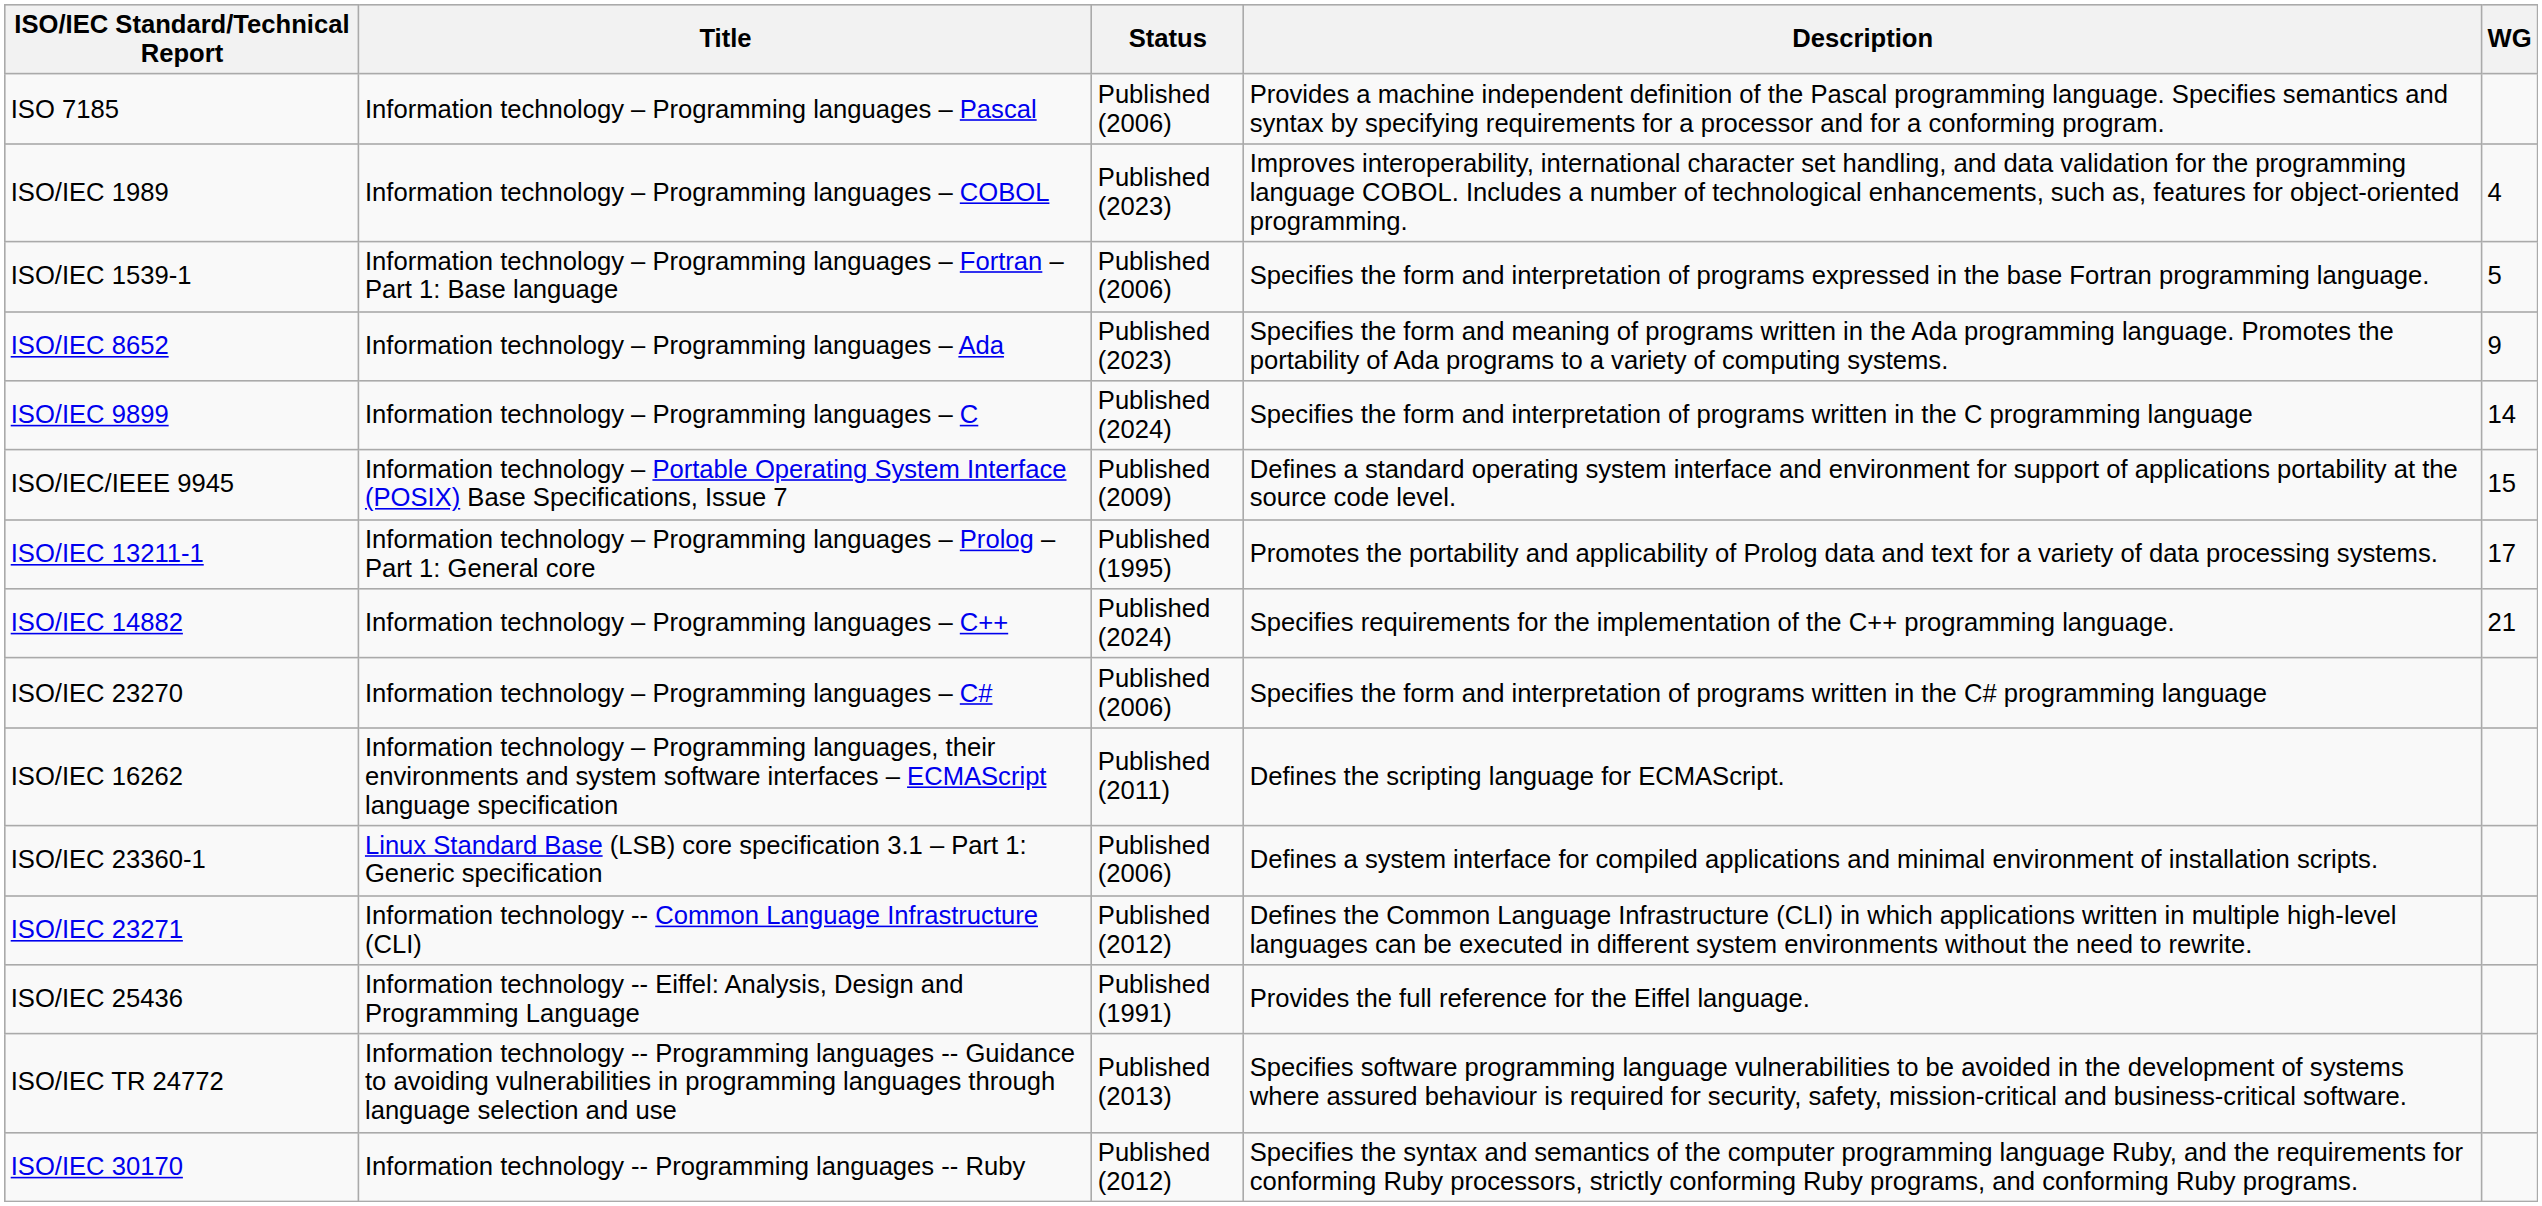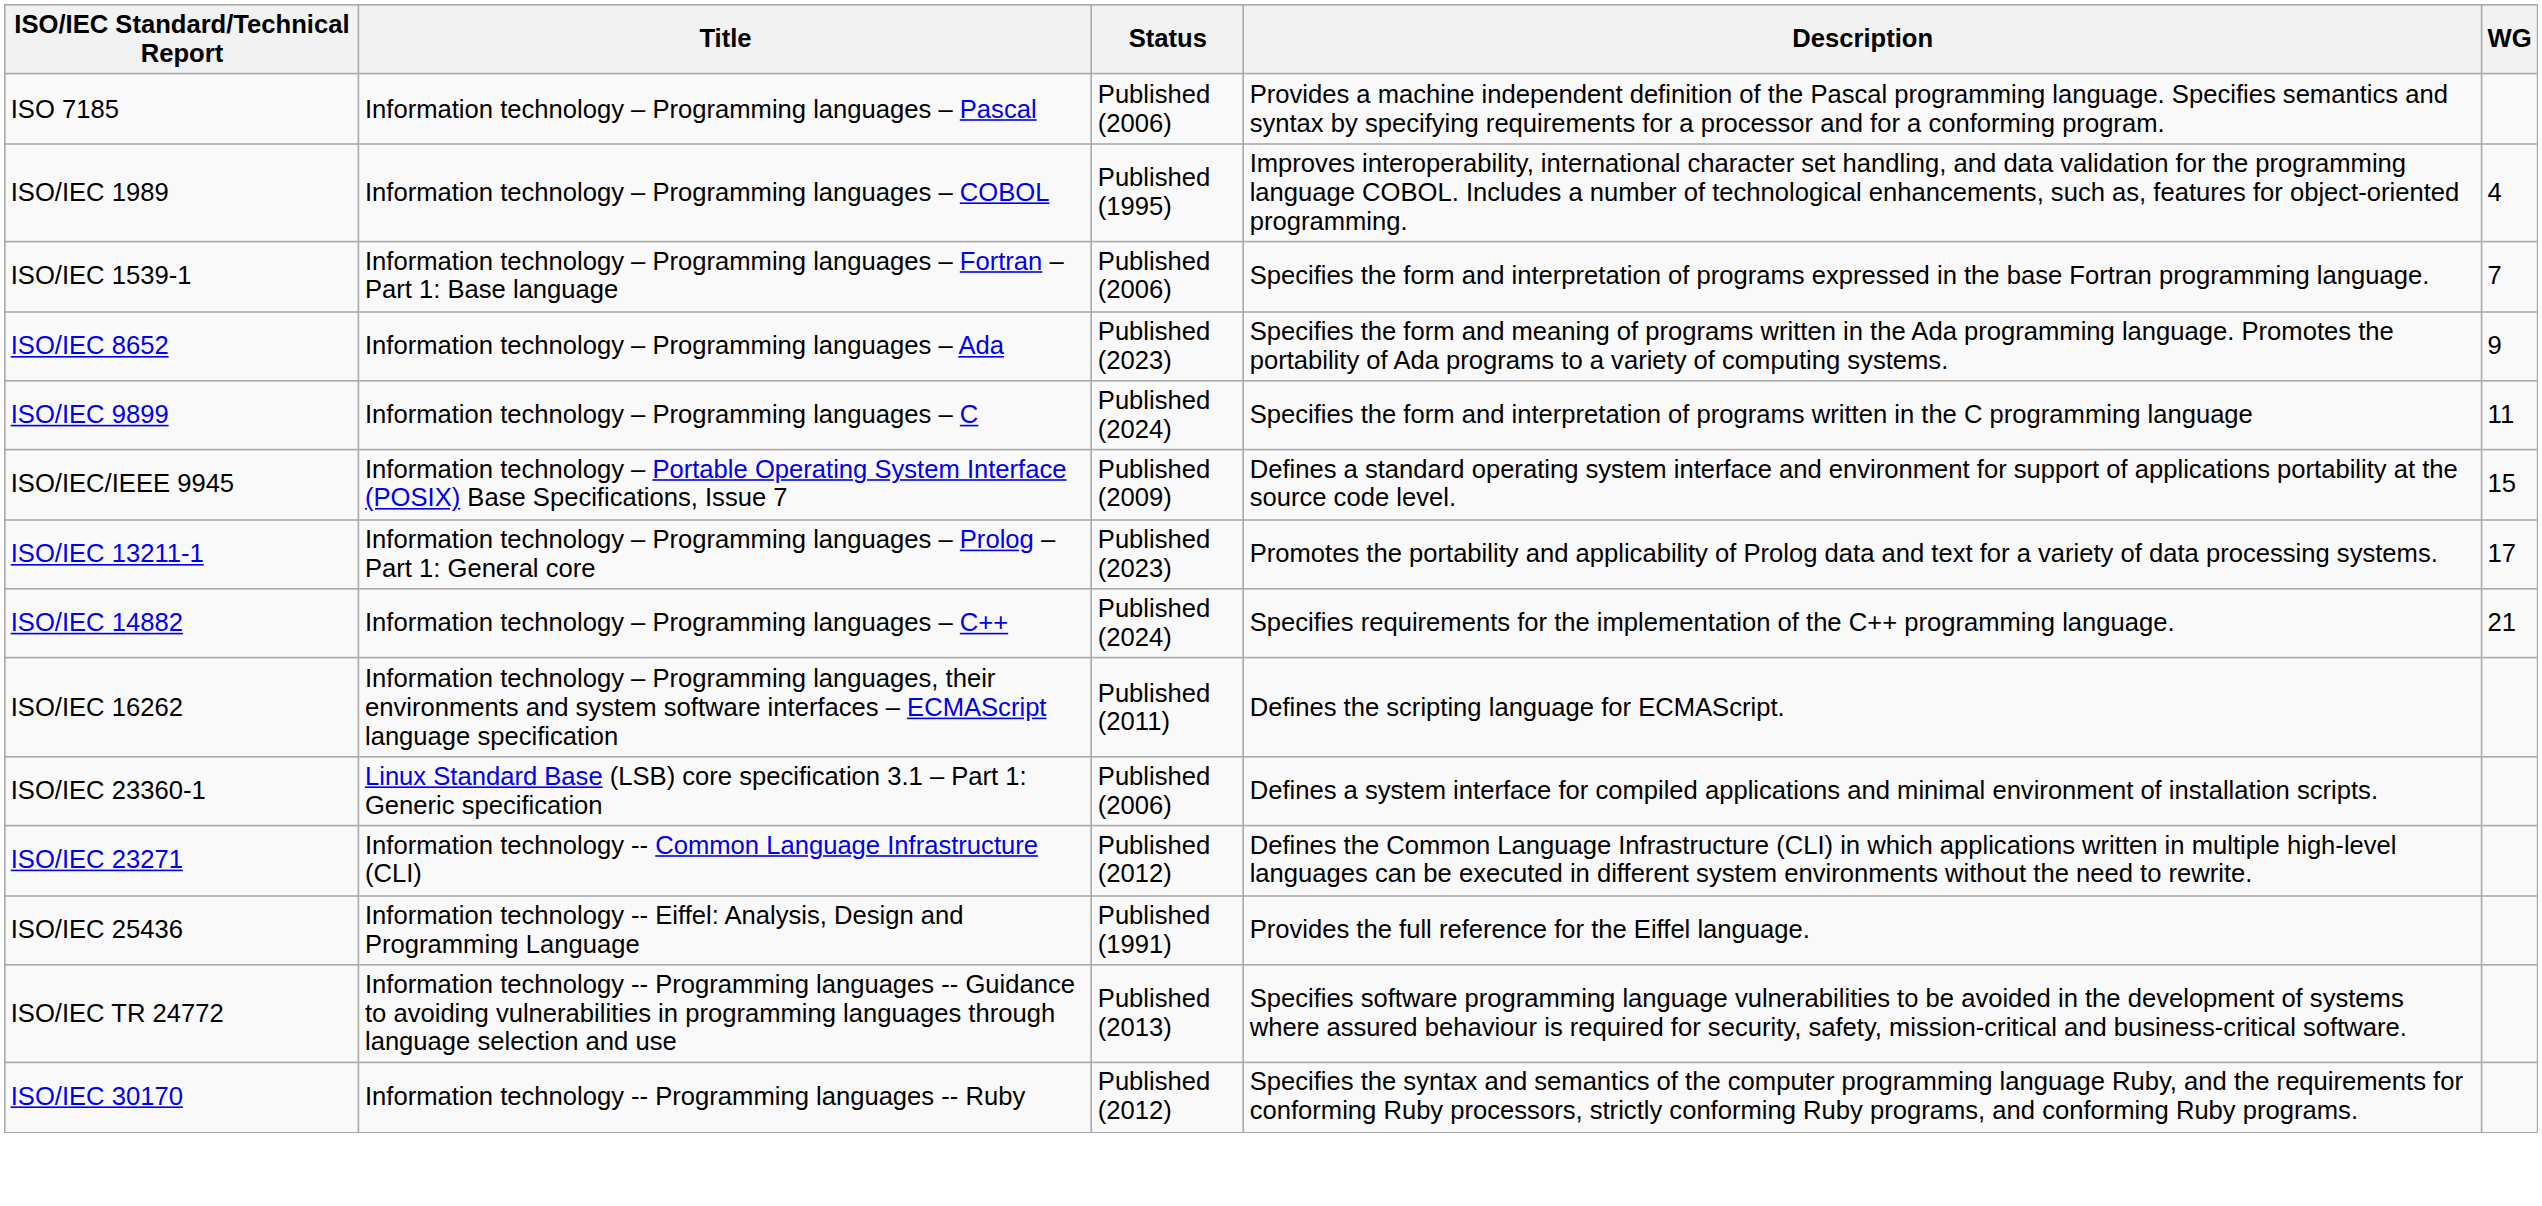(1154, 192) Published (2023) -> (1154, 192) Published (1995)
(2495, 276) 5 -> (2495, 276) 7
(2502, 414) 14 -> (2501, 414) 11
(1154, 553) Published (1995) -> (1154, 553) Published (2023)
- row: (97, 692)
